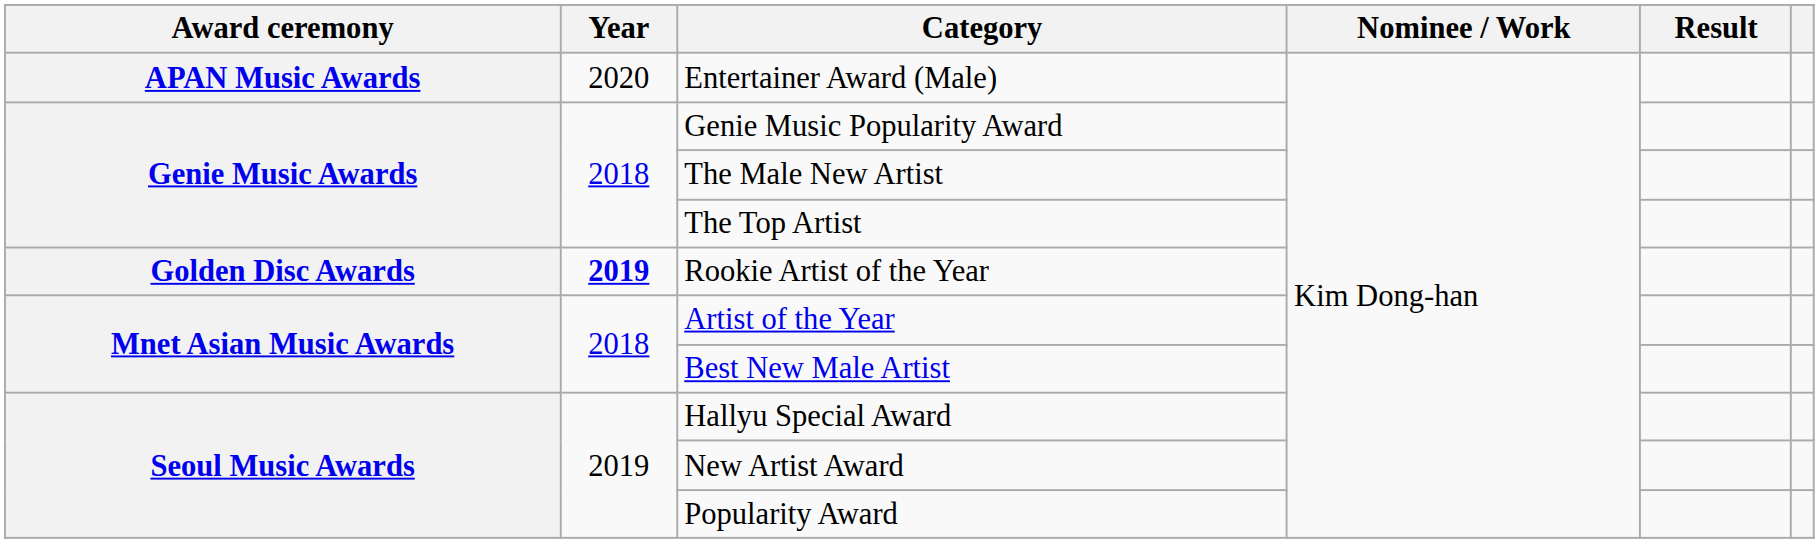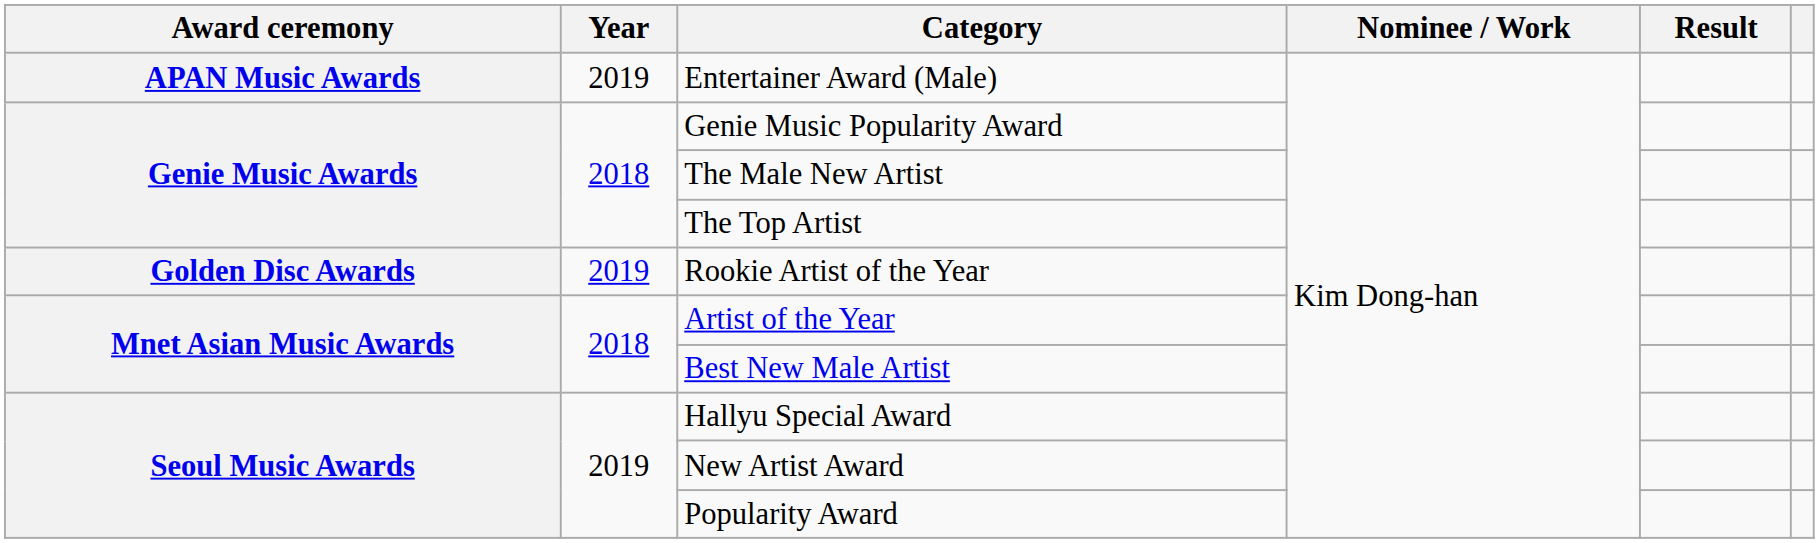(619, 77) 2020 -> (619, 77) 2019
(619, 271) bold -> (619, 271) normal
